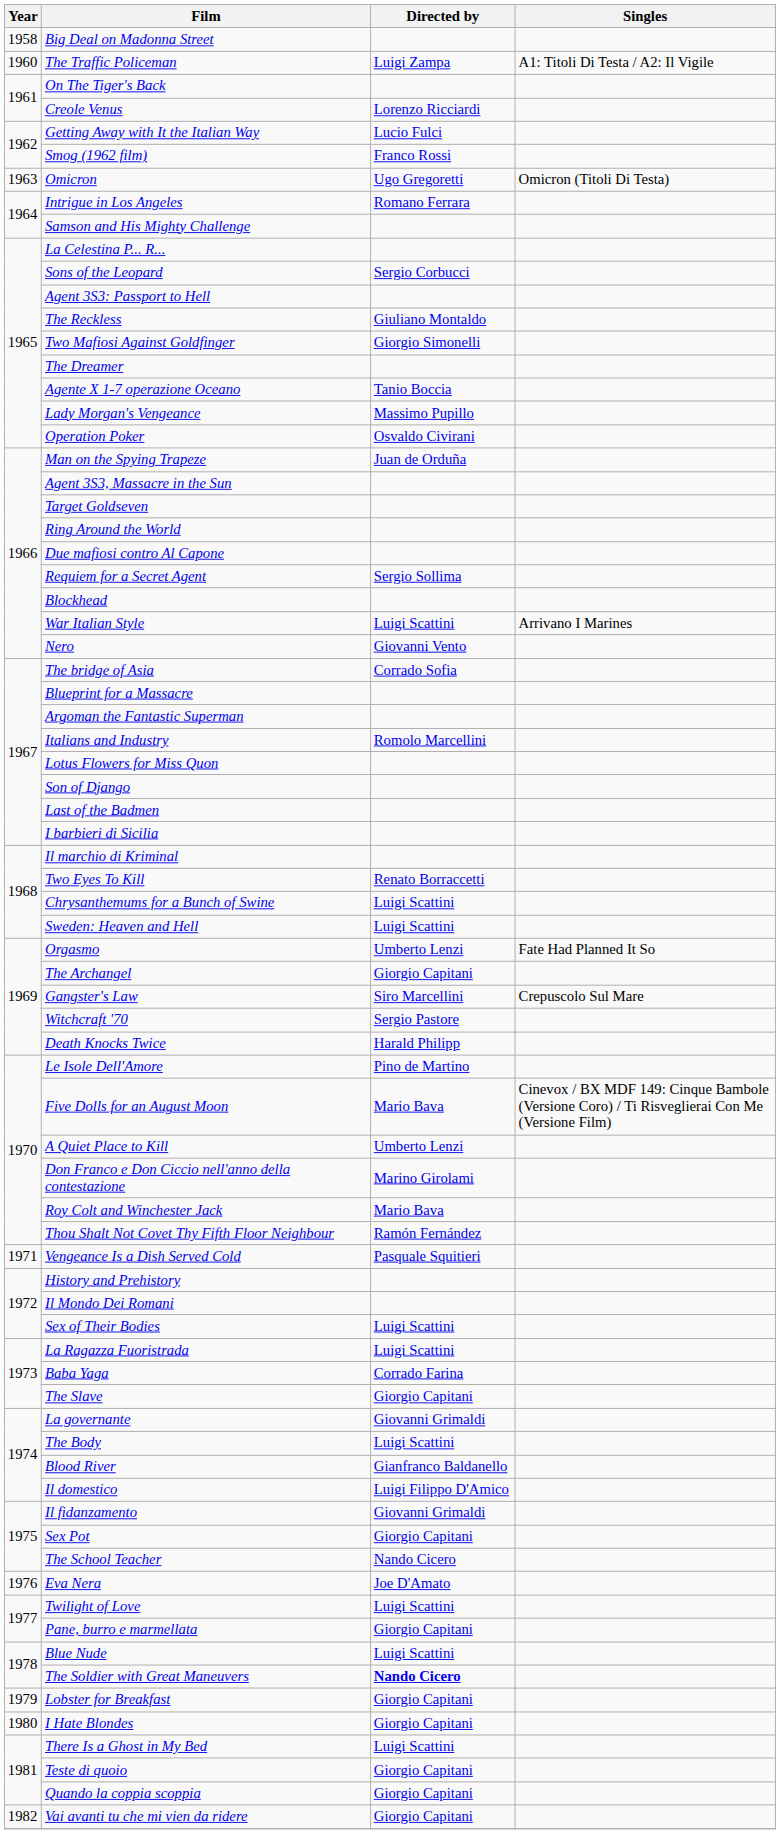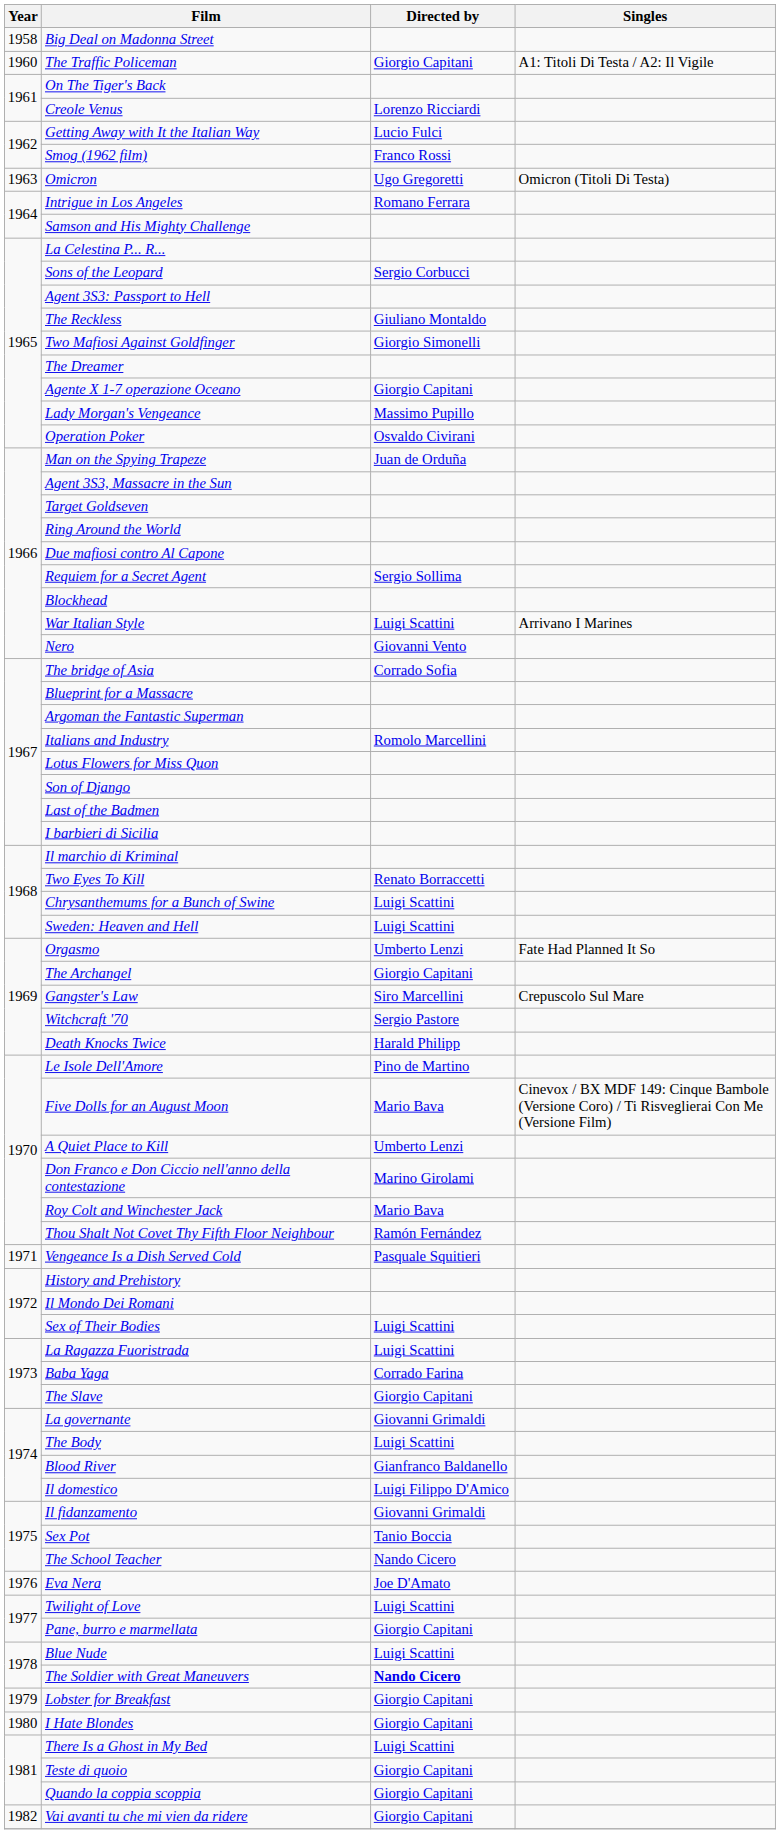(412, 62) Luigi Zampa -> (423, 62) Giorgio Capitani
(413, 389) Tanio Boccia -> (423, 389) Giorgio Capitani
(423, 1536) Giorgio Capitani -> (413, 1536) Tanio Boccia
